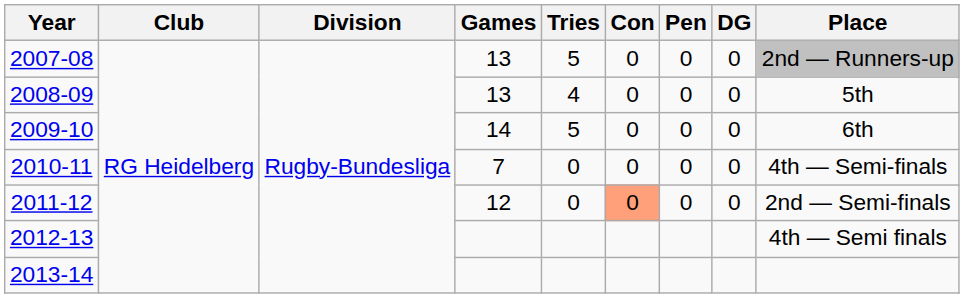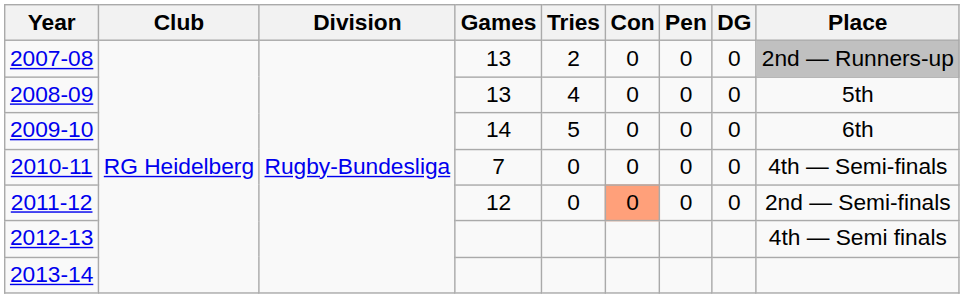(573, 58) 5 -> (573, 58) 2
